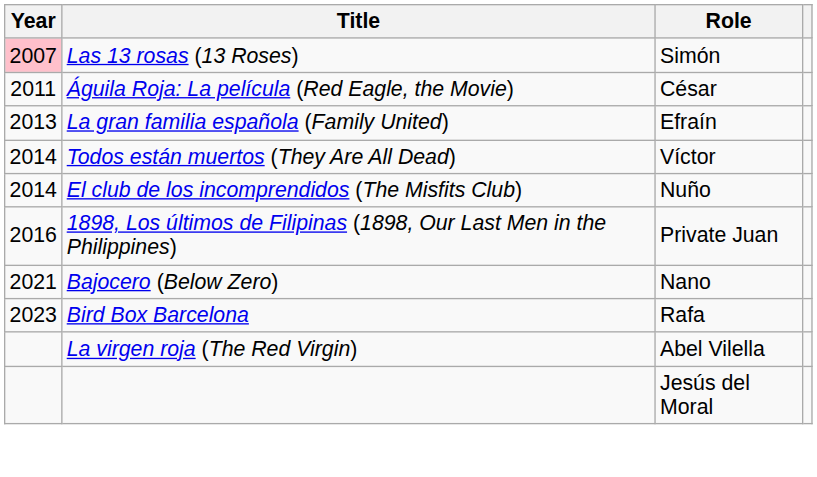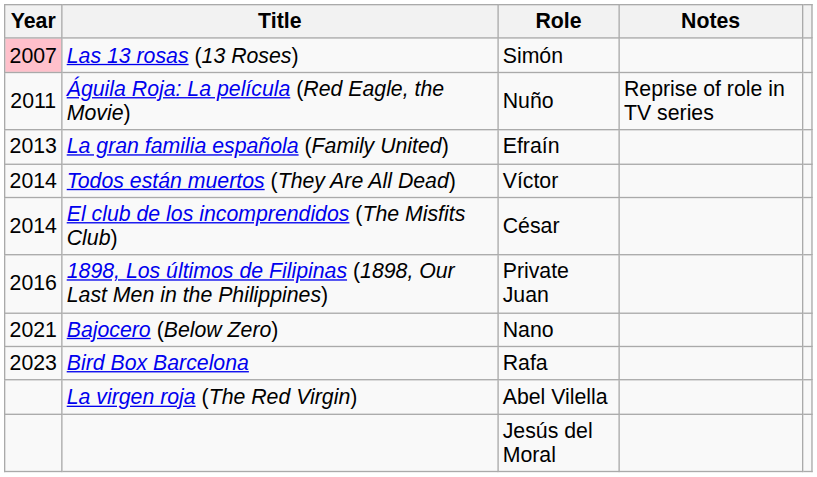+ column: (711, 21)
(688, 88) César -> (528, 100) Nuño
(685, 190) Nuño -> (531, 226) César
